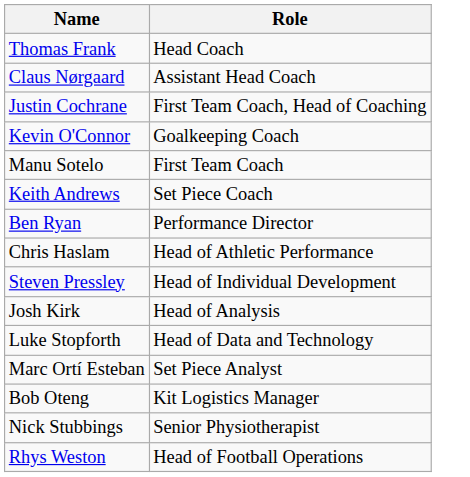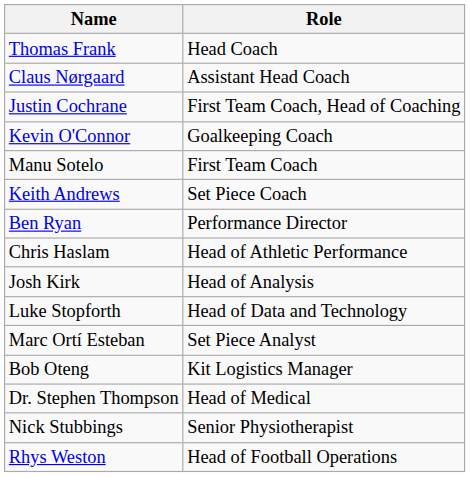- row: (67, 281)
+ row: (94, 398)
